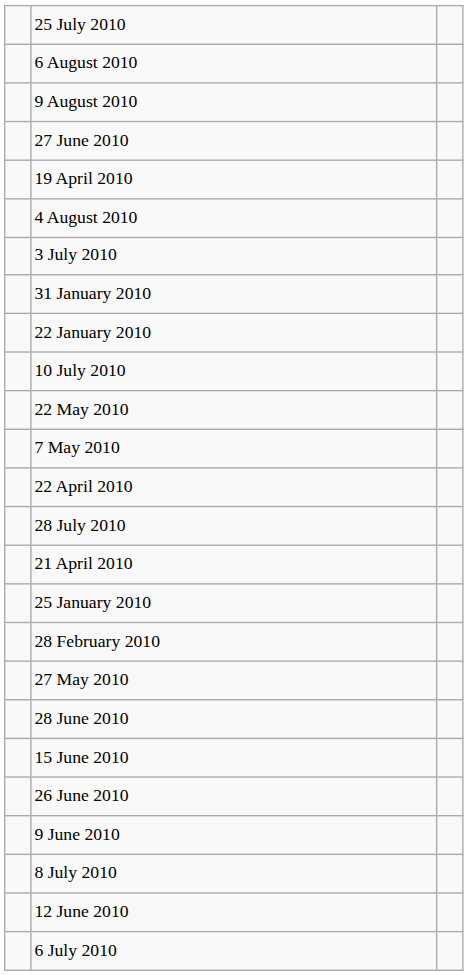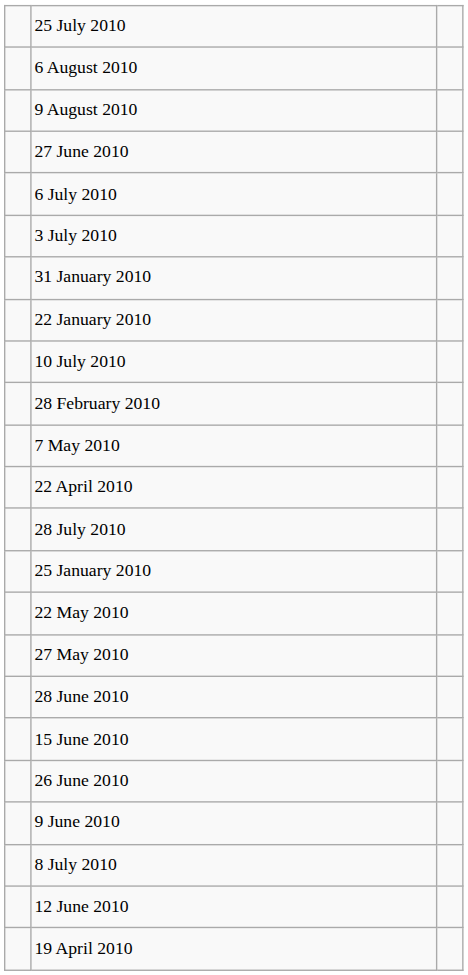rows swapped: (83, 178) <-> (76, 950)
- row: (86, 217)
rows swapped: (97, 641) <-> (82, 410)
- row: (83, 564)
